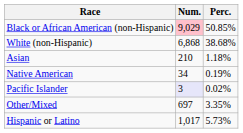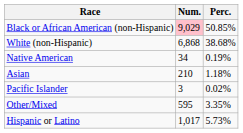rows swapped: (40, 74) <-> (18, 58)
(180, 89) lavender background -> (180, 89) no background
(185, 105) 697 -> (185, 105) 595
